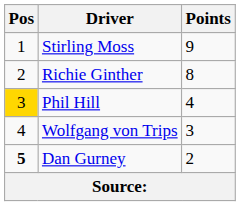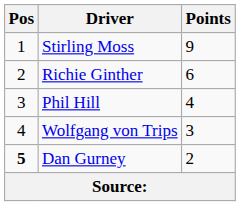(190, 74) 8 -> (190, 74) 6
(21, 102) gold background -> (21, 102) no background
